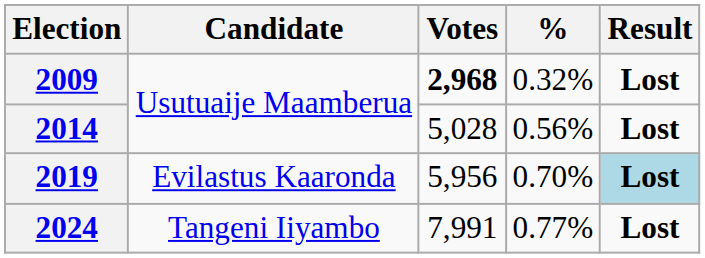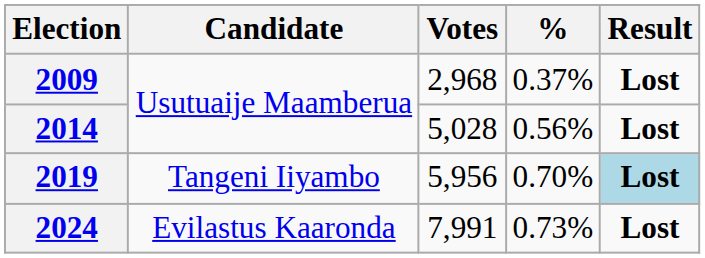(462, 78) bold -> (462, 78) normal
(553, 78) 0.32% -> (553, 78) 0.37%
(274, 177) Evilastus Kaaronda -> (274, 177) Tangeni Iiyambo
(274, 227) Tangeni Iiyambo -> (274, 227) Evilastus Kaaronda
(553, 227) 0.77% -> (553, 227) 0.73%
